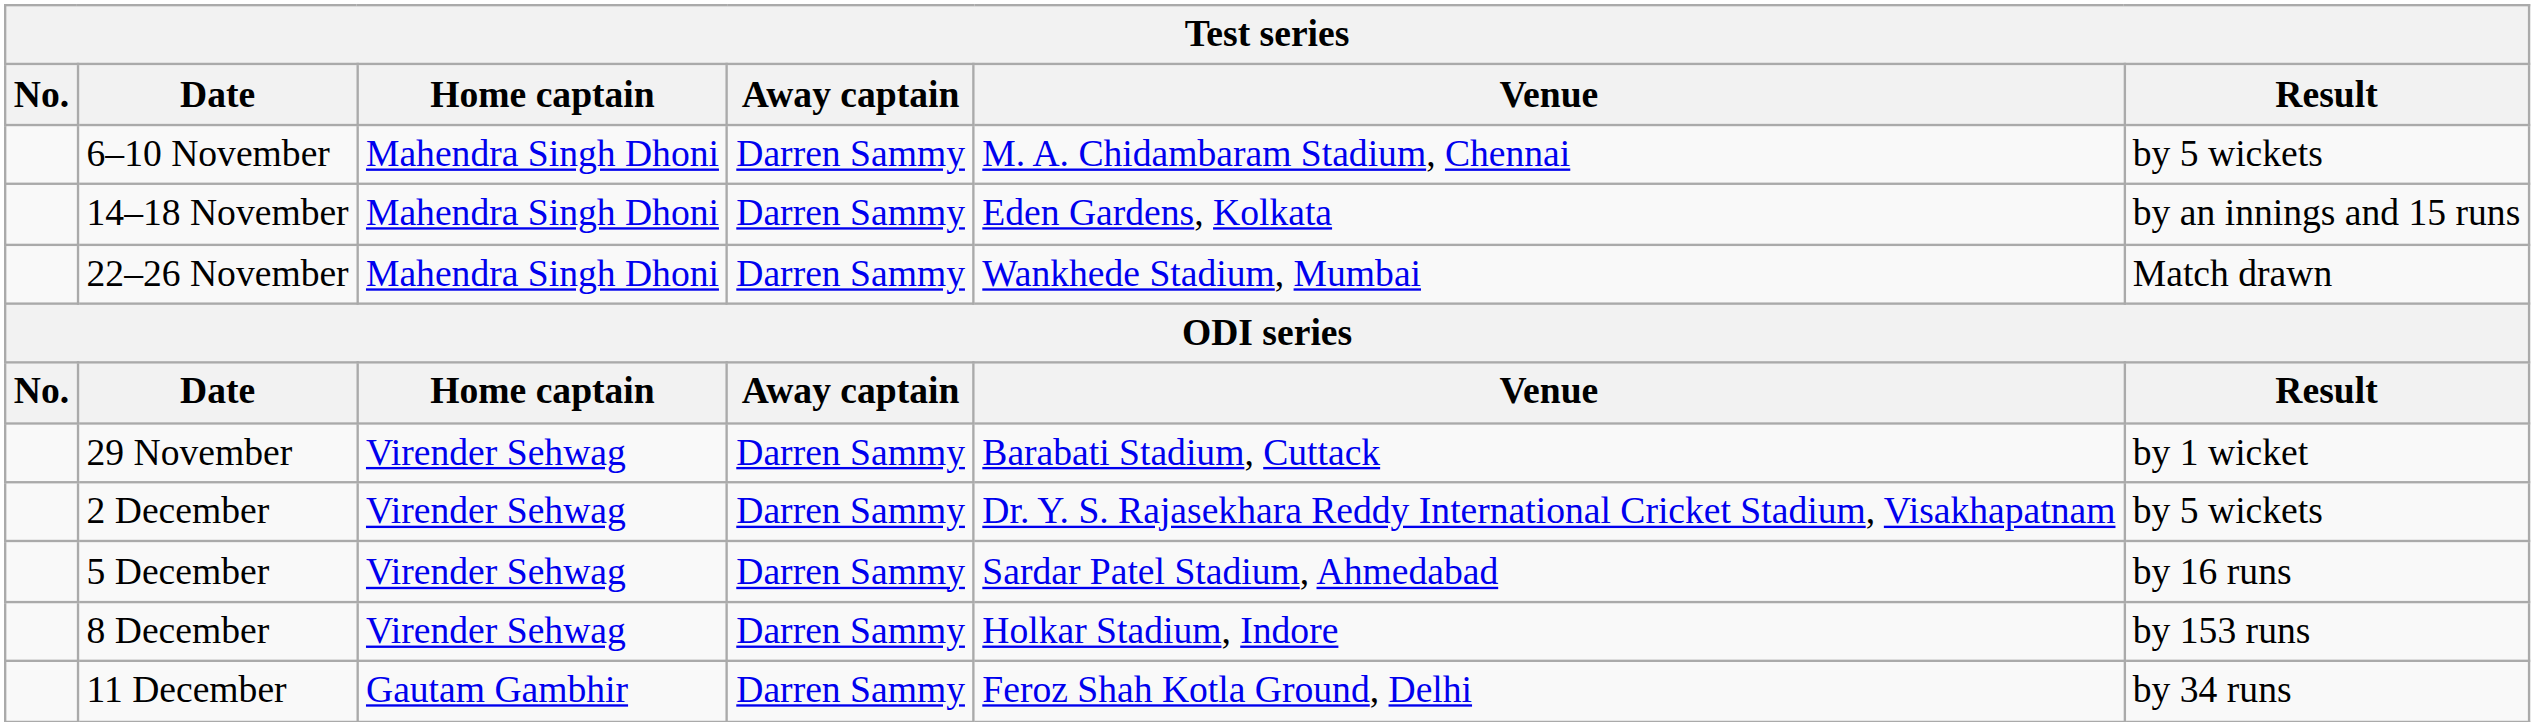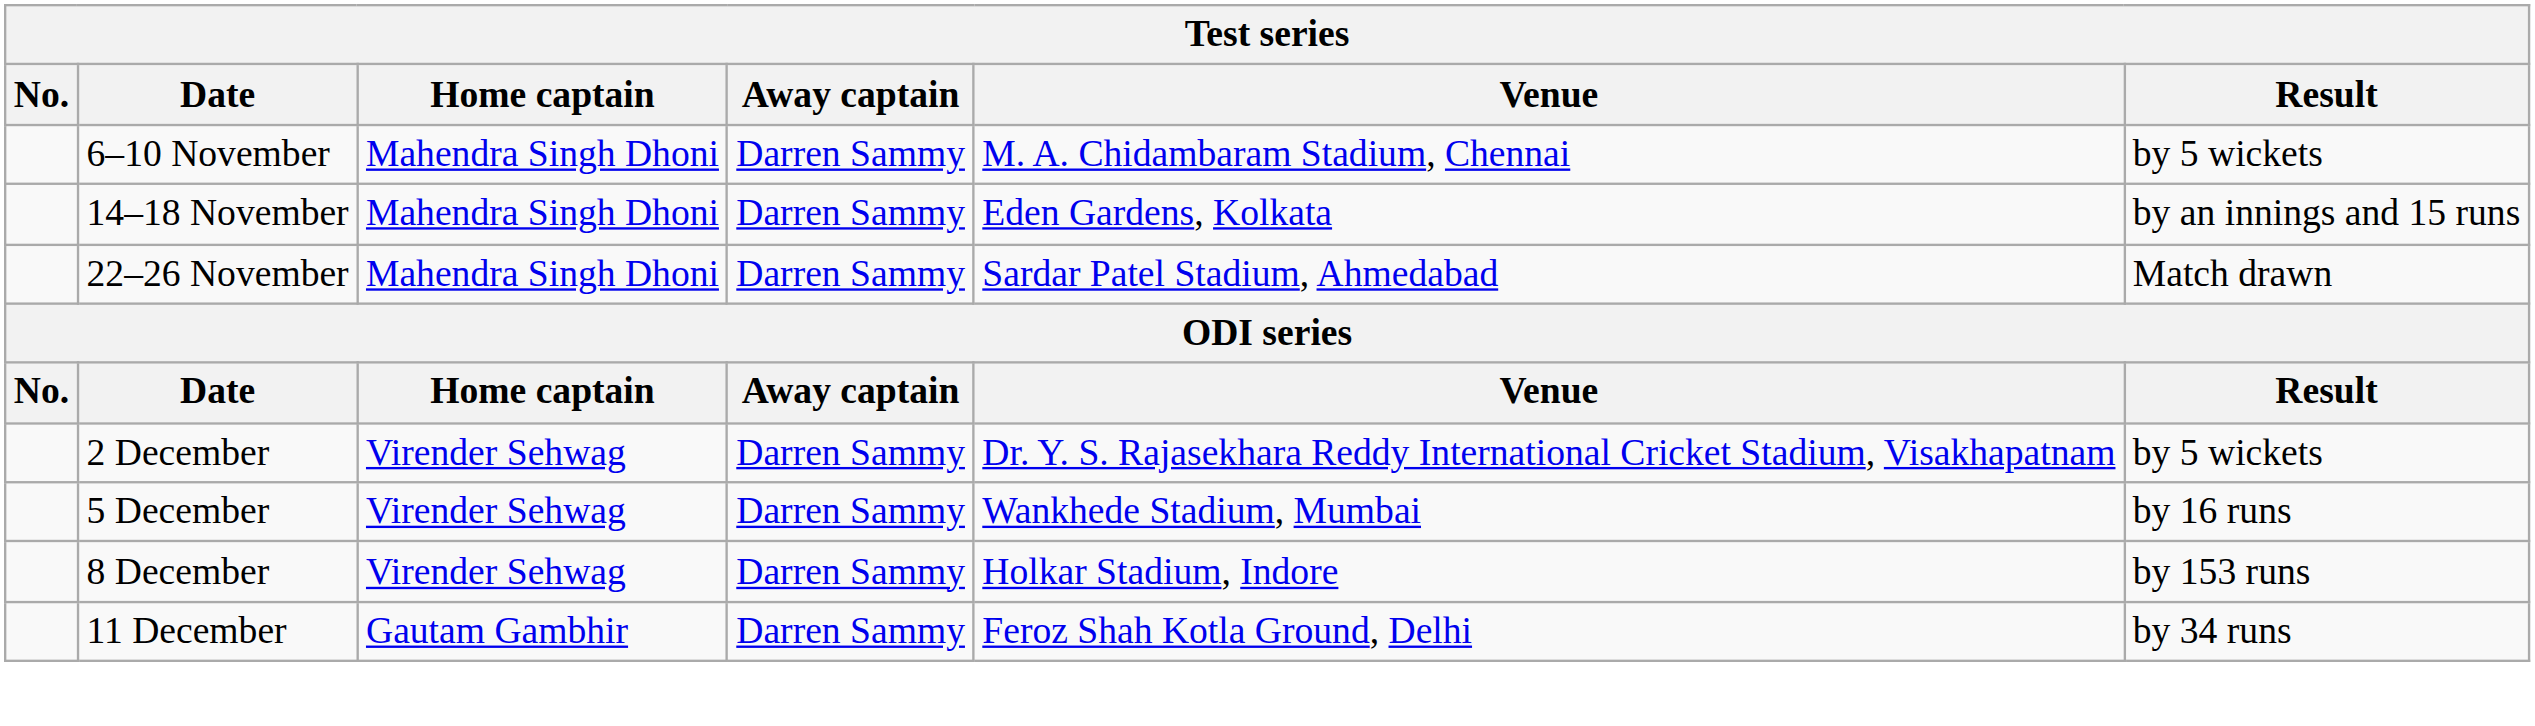(1202, 272) Wankhede Stadium, Mumbai -> (1240, 272) Sardar Patel Stadium, Ahmedabad
- row: (189, 451)
(1240, 570) Sardar Patel Stadium, Ahmedabad -> (1202, 511) Wankhede Stadium, Mumbai
